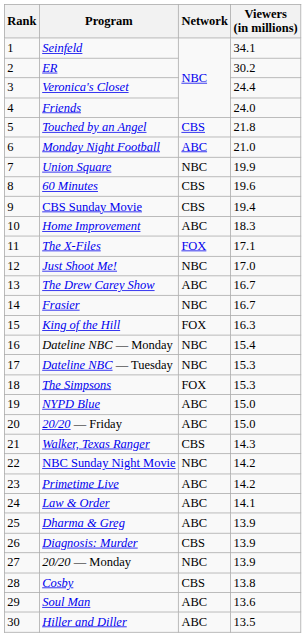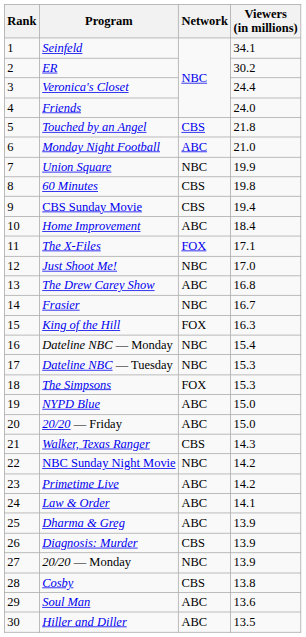(245, 186) 19.6 -> (245, 186) 19.8
(245, 226) 18.3 -> (245, 226) 18.4
(245, 285) 16.7 -> (245, 285) 16.8
